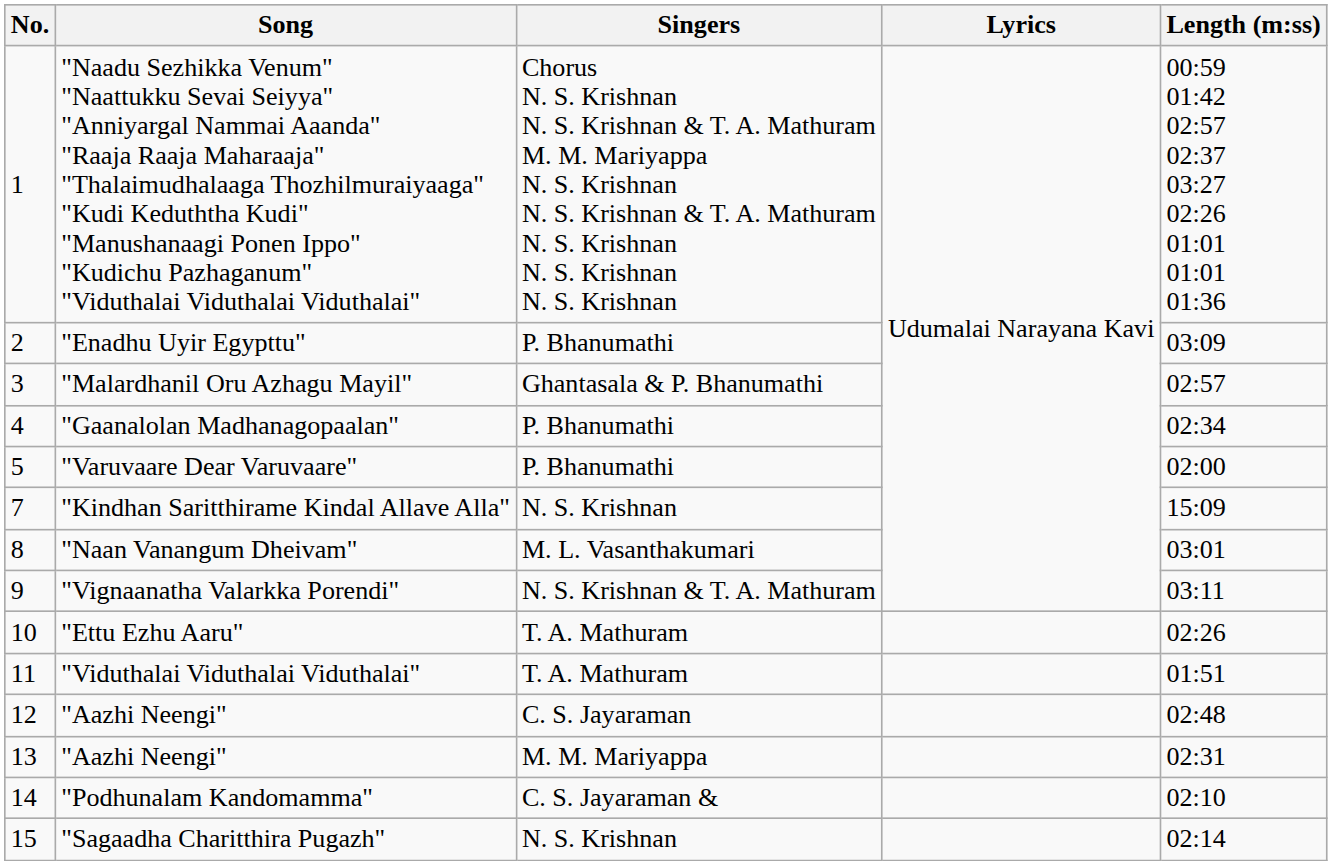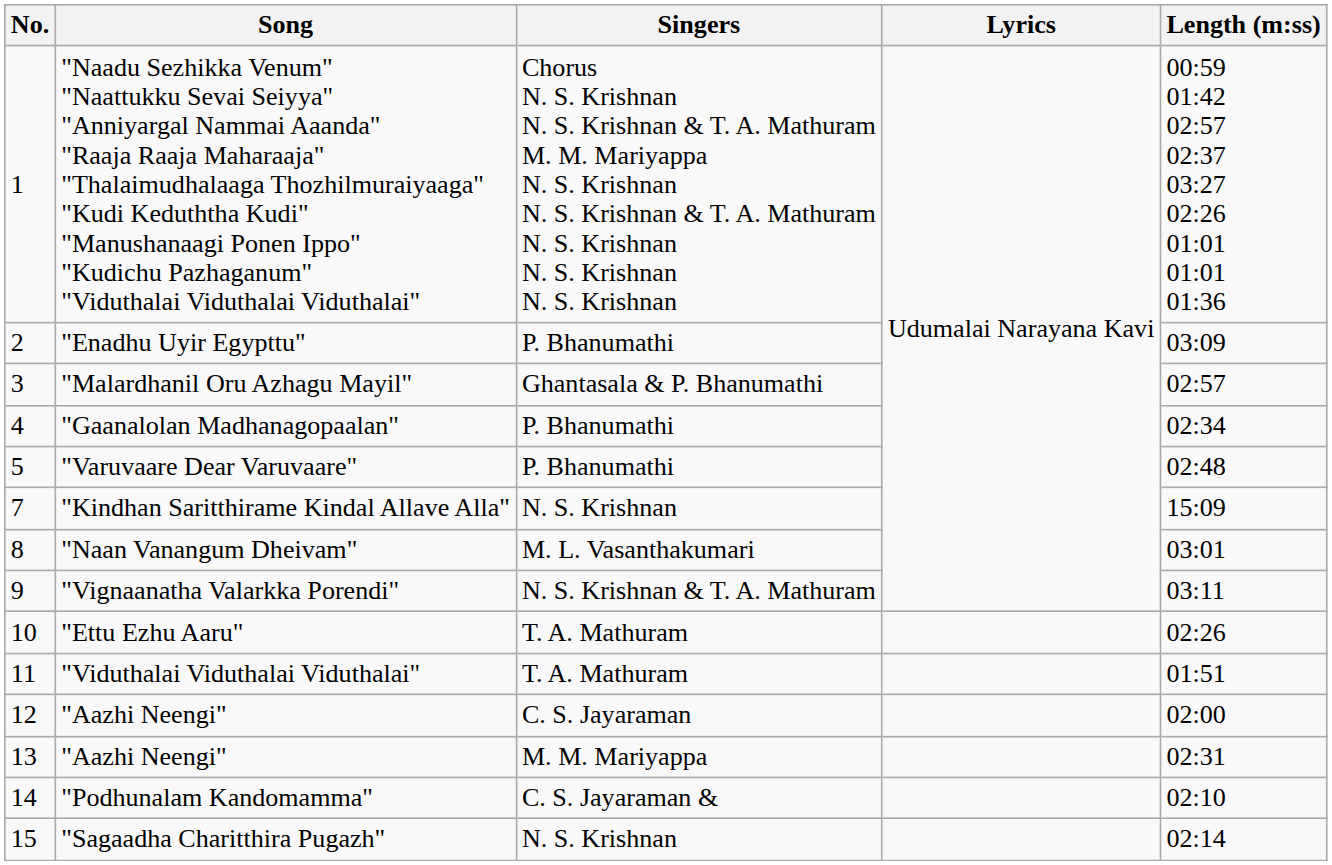(1196, 466) 02:00 -> (1196, 466) 02:48
(1196, 714) 02:48 -> (1196, 714) 02:00
